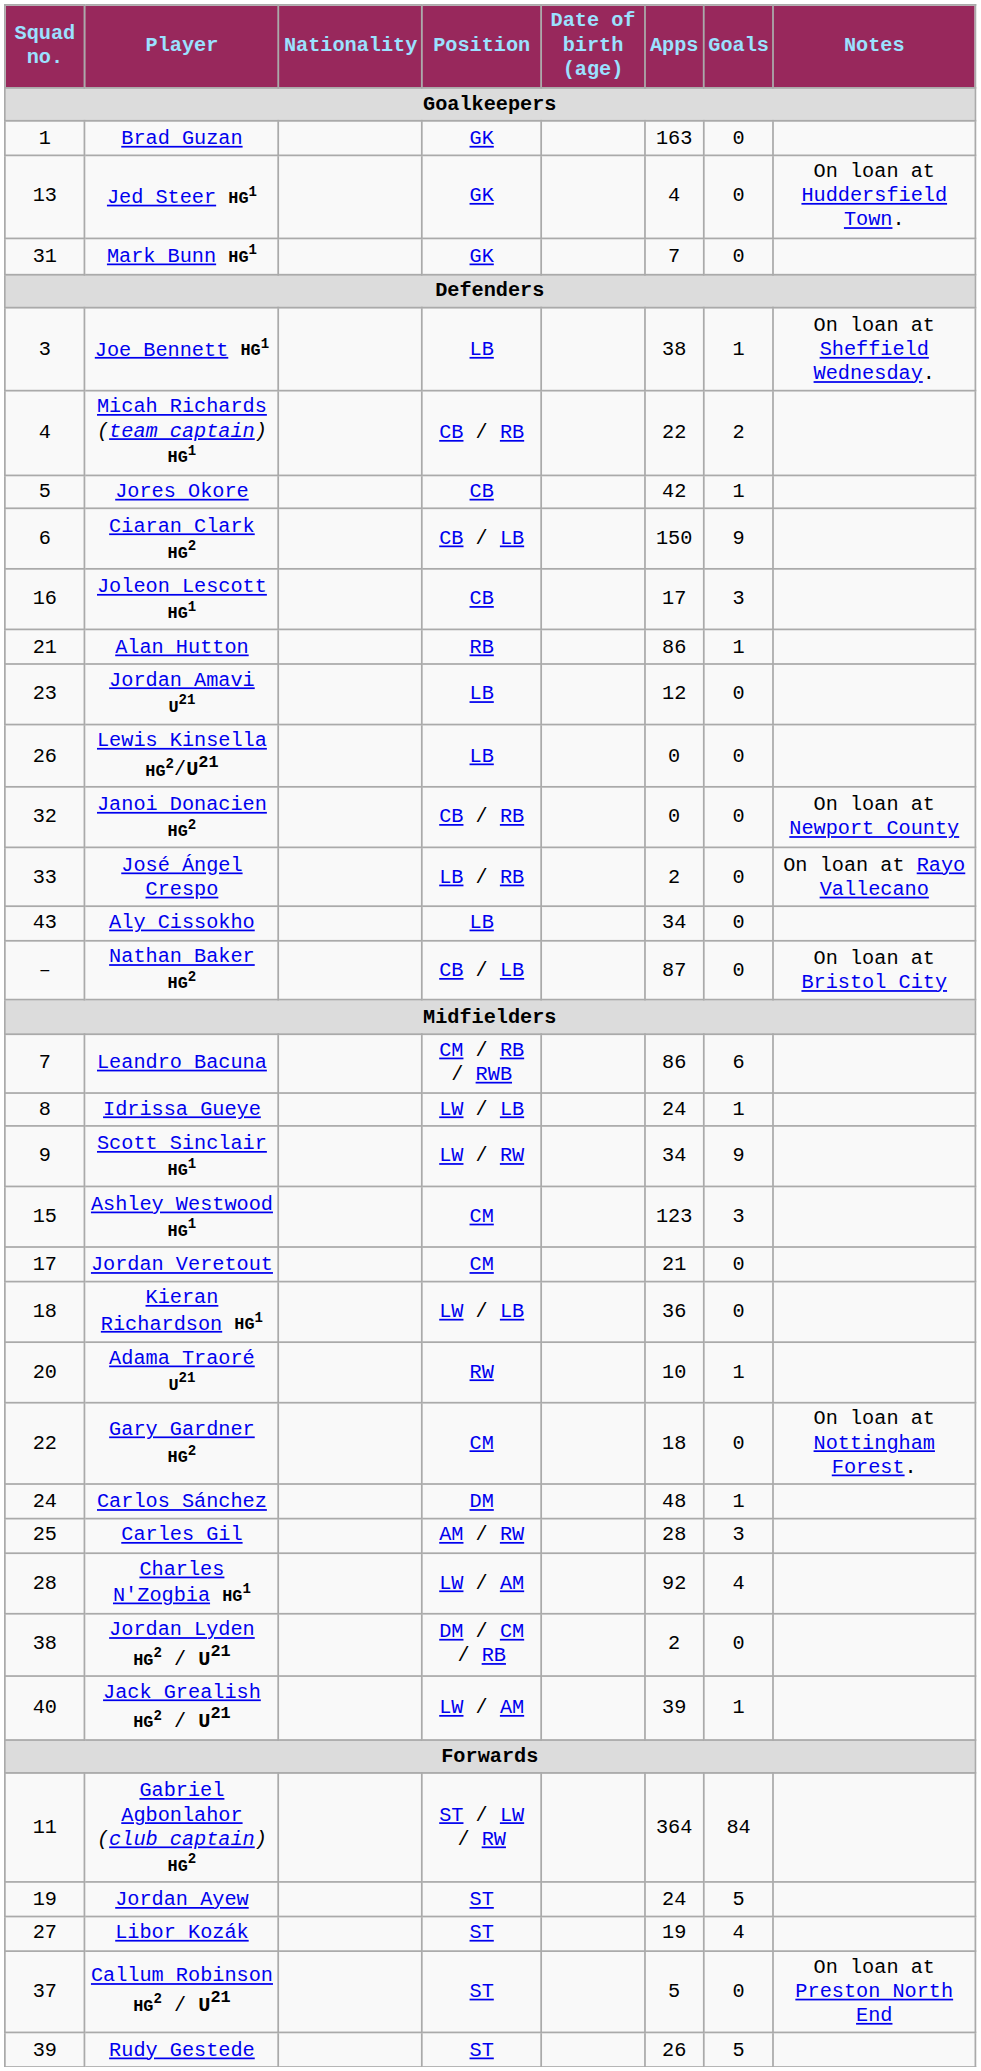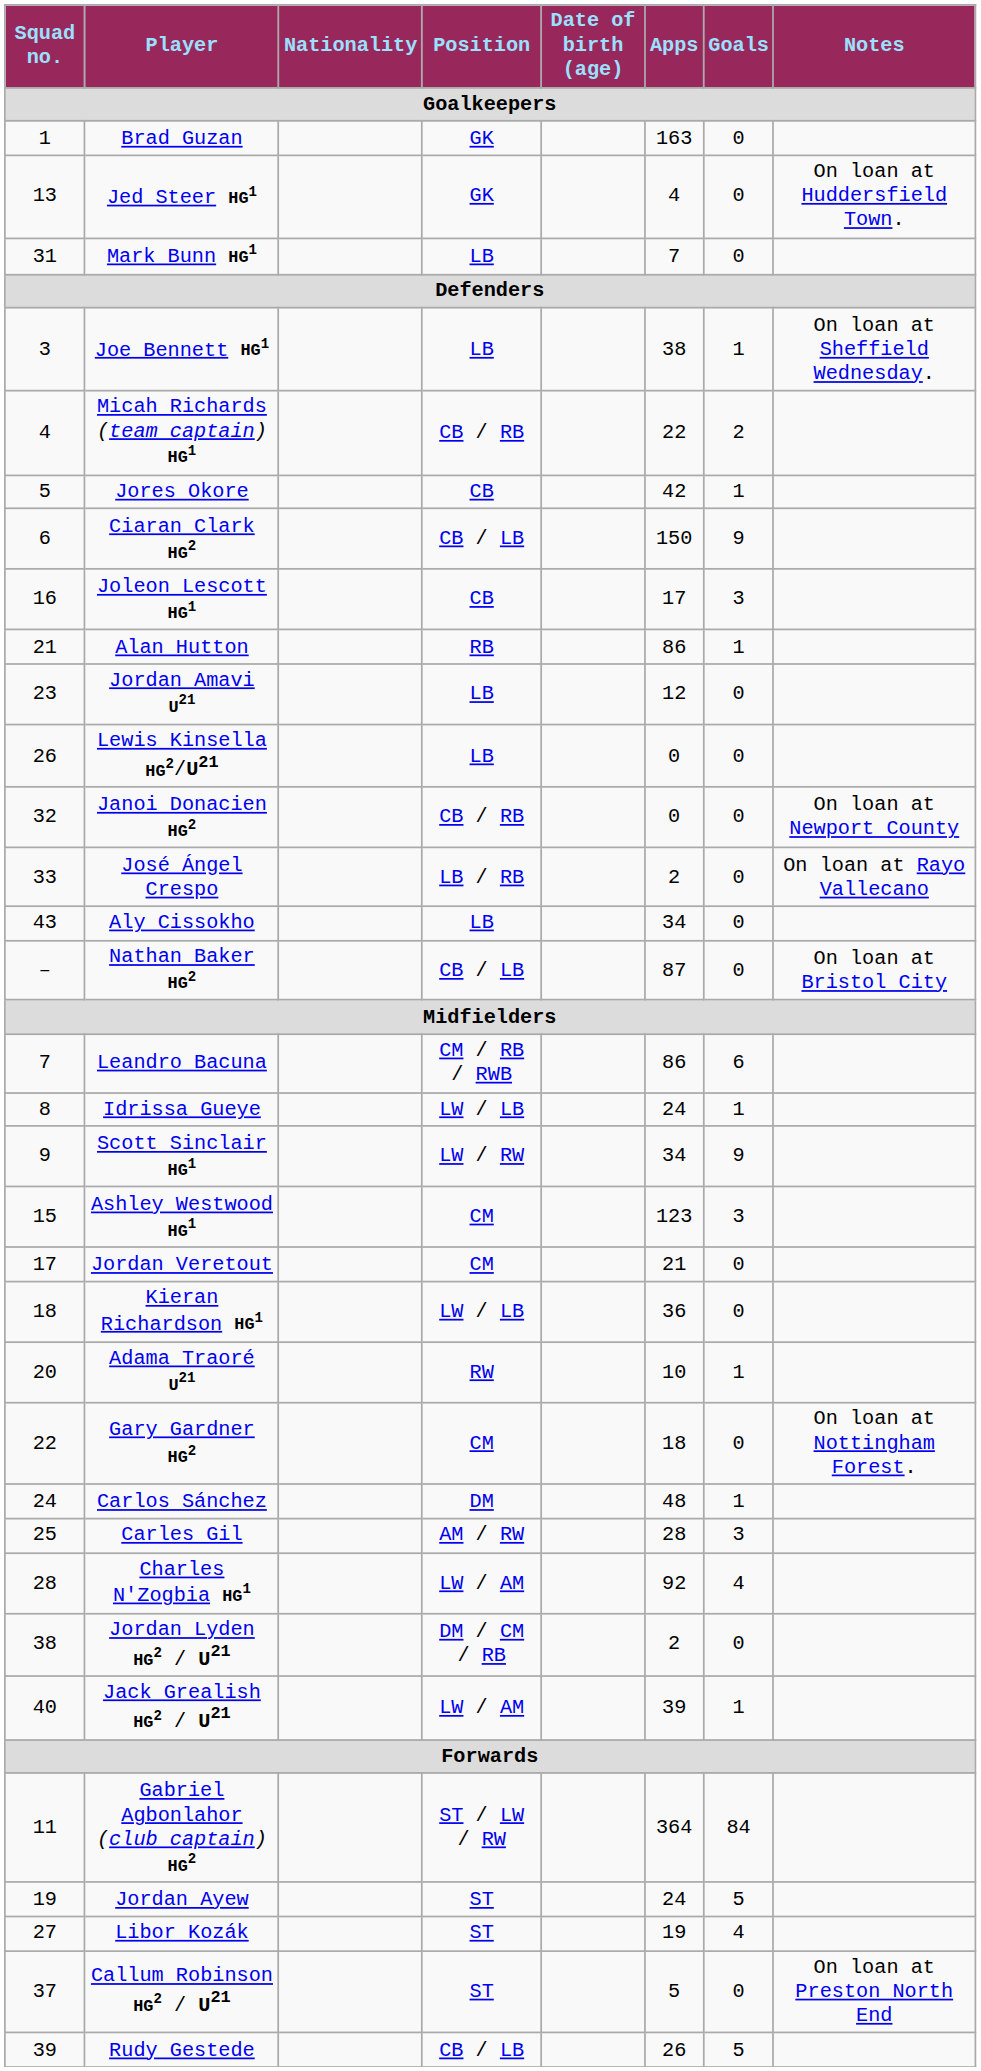(482, 256) GK -> (482, 256) LB
(482, 2049) ST -> (482, 2049) CB / LB
